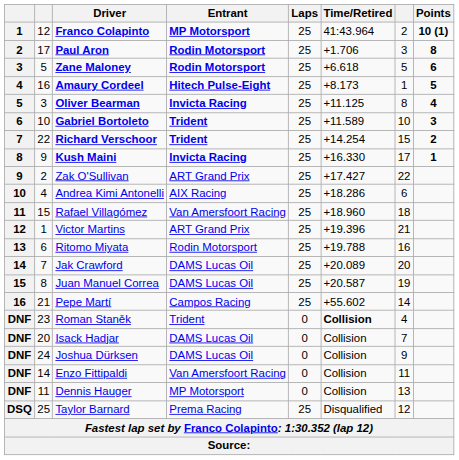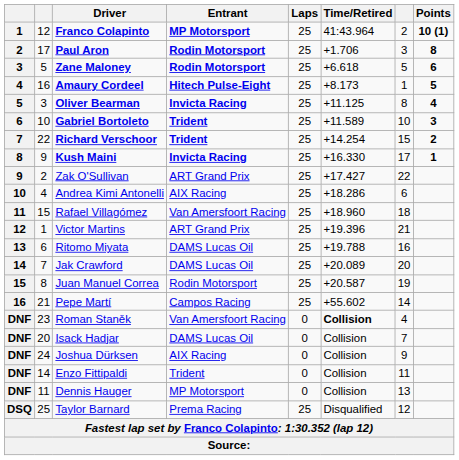(213, 247) Rodin Motorsport -> (211, 247) DAMS Lucas Oil
(211, 283) DAMS Lucas Oil -> (213, 283) Rodin Motorsport
(187, 319) Trident -> (228, 319) Van Amersfoort Racing
(211, 355) DAMS Lucas Oil -> (198, 355) AIX Racing
(228, 373) Van Amersfoort Racing -> (187, 373) Trident
